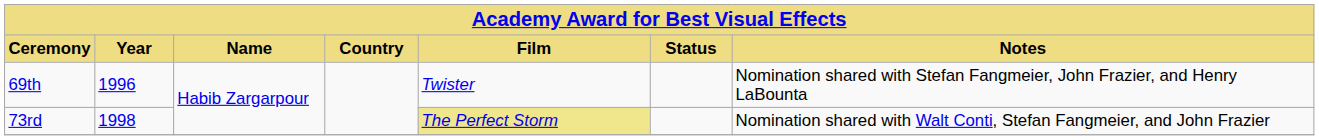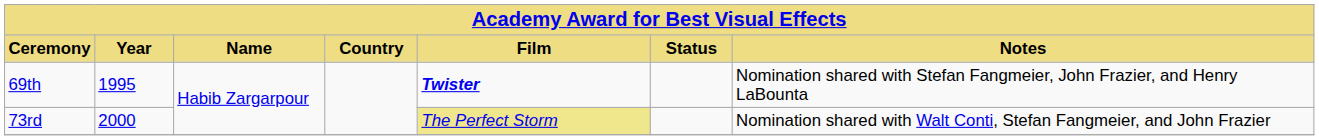(117, 84) 1996 -> (117, 84) 1995
(448, 84) normal -> (451, 84) bold
(117, 120) 1998 -> (117, 120) 2000
